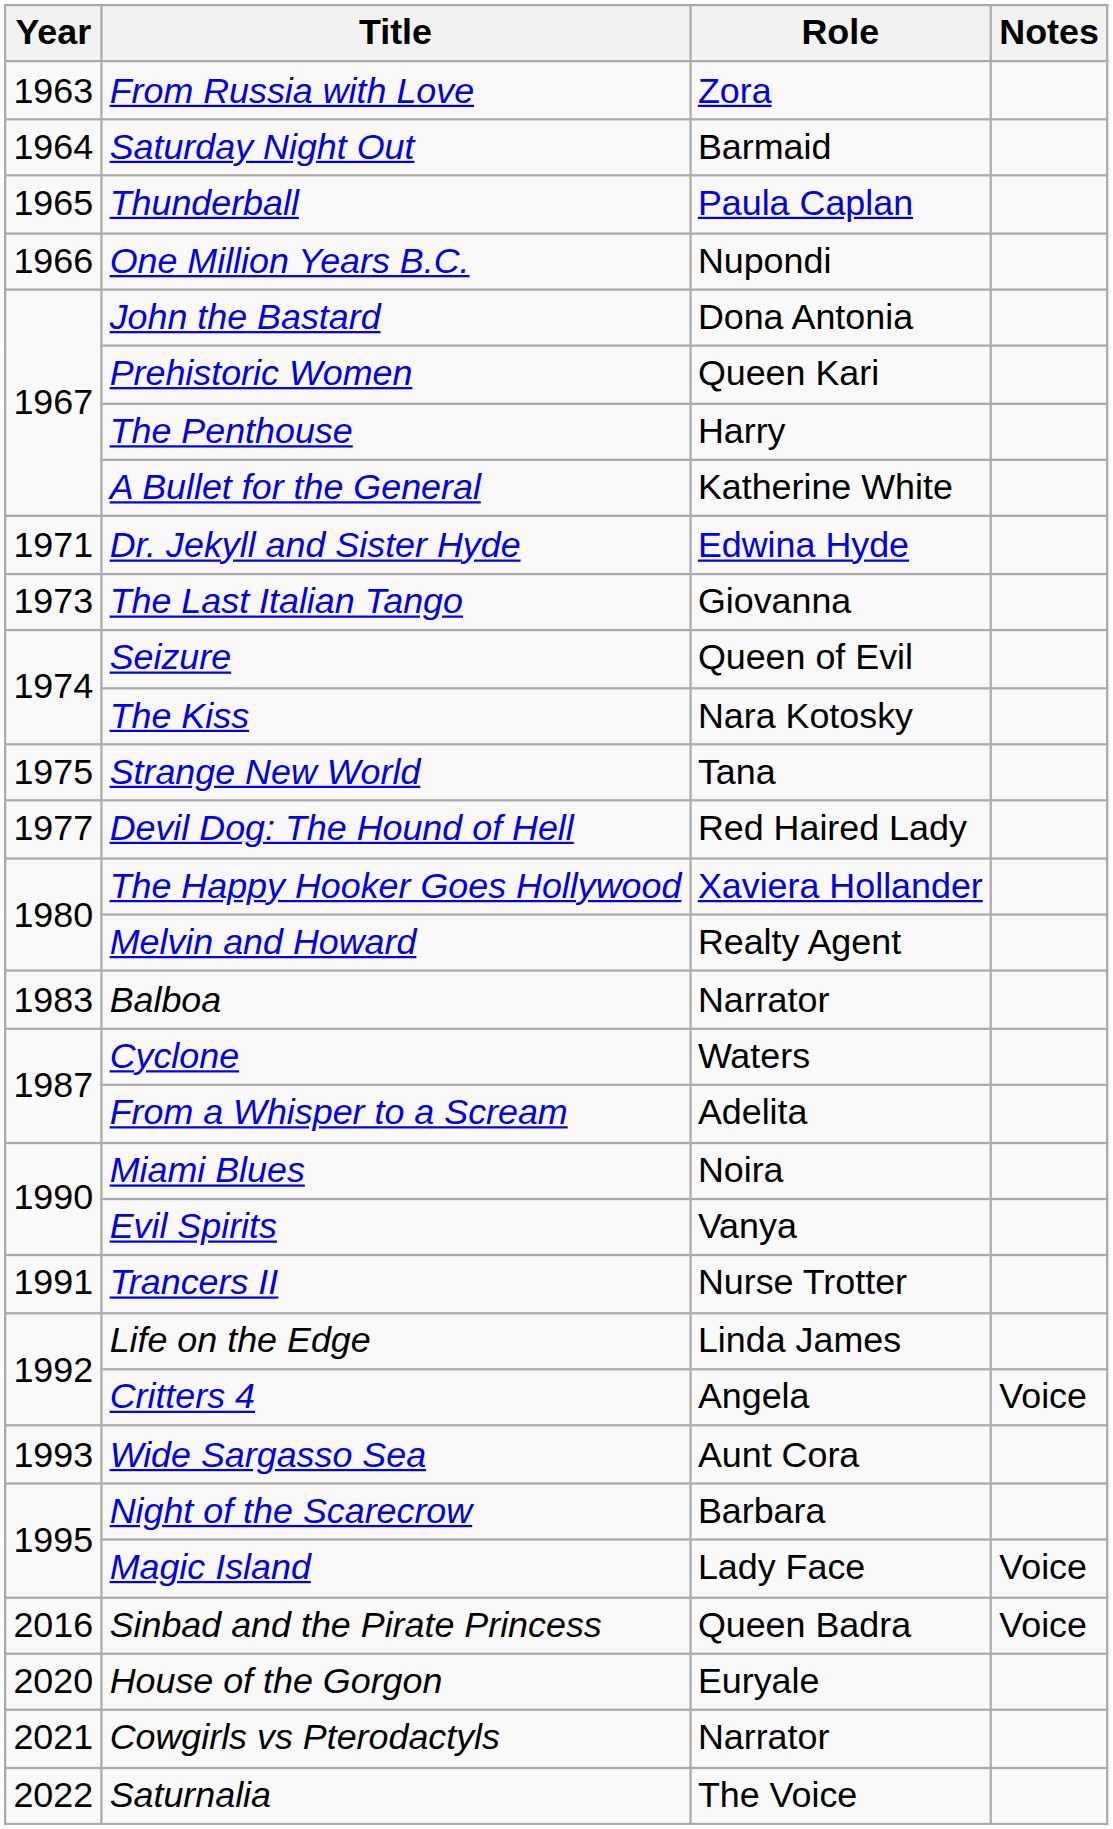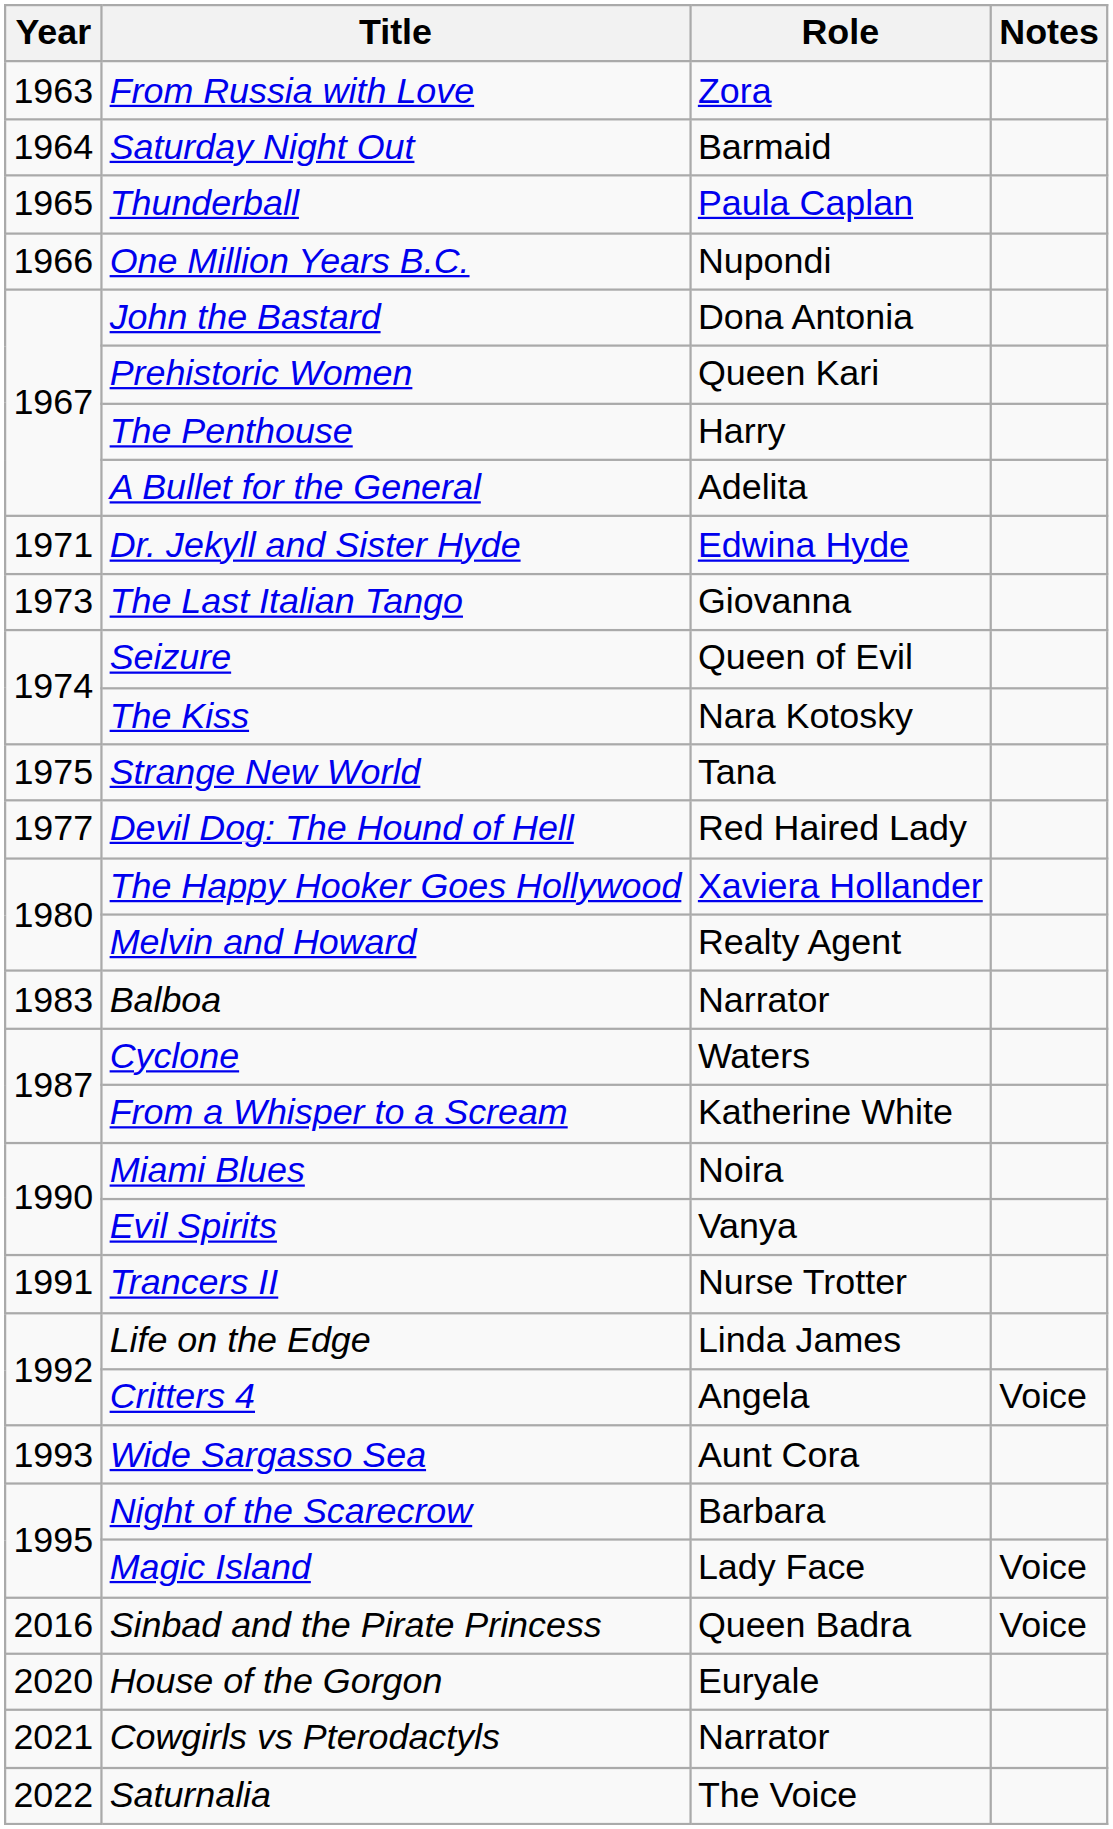(825, 487) Katherine White -> (753, 487) Adelita
(753, 1112) Adelita -> (825, 1112) Katherine White
